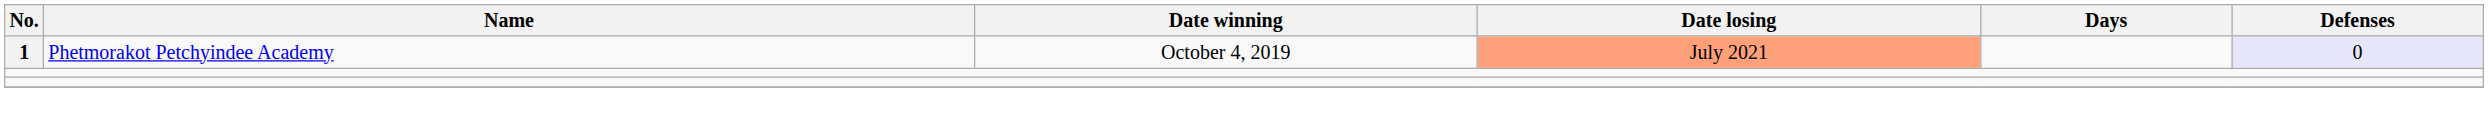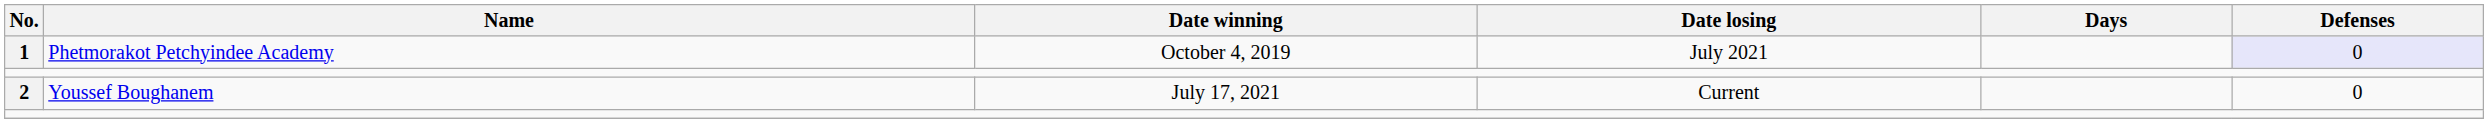(1729, 52) lightsalmon background -> (1729, 52) no background
+ row: (24, 93)
